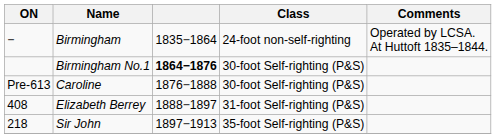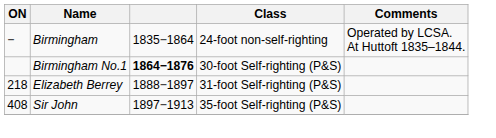- row: (79, 85)
(17, 104) 408 -> (17, 85) 218
(17, 124) 218 -> (17, 104) 408
